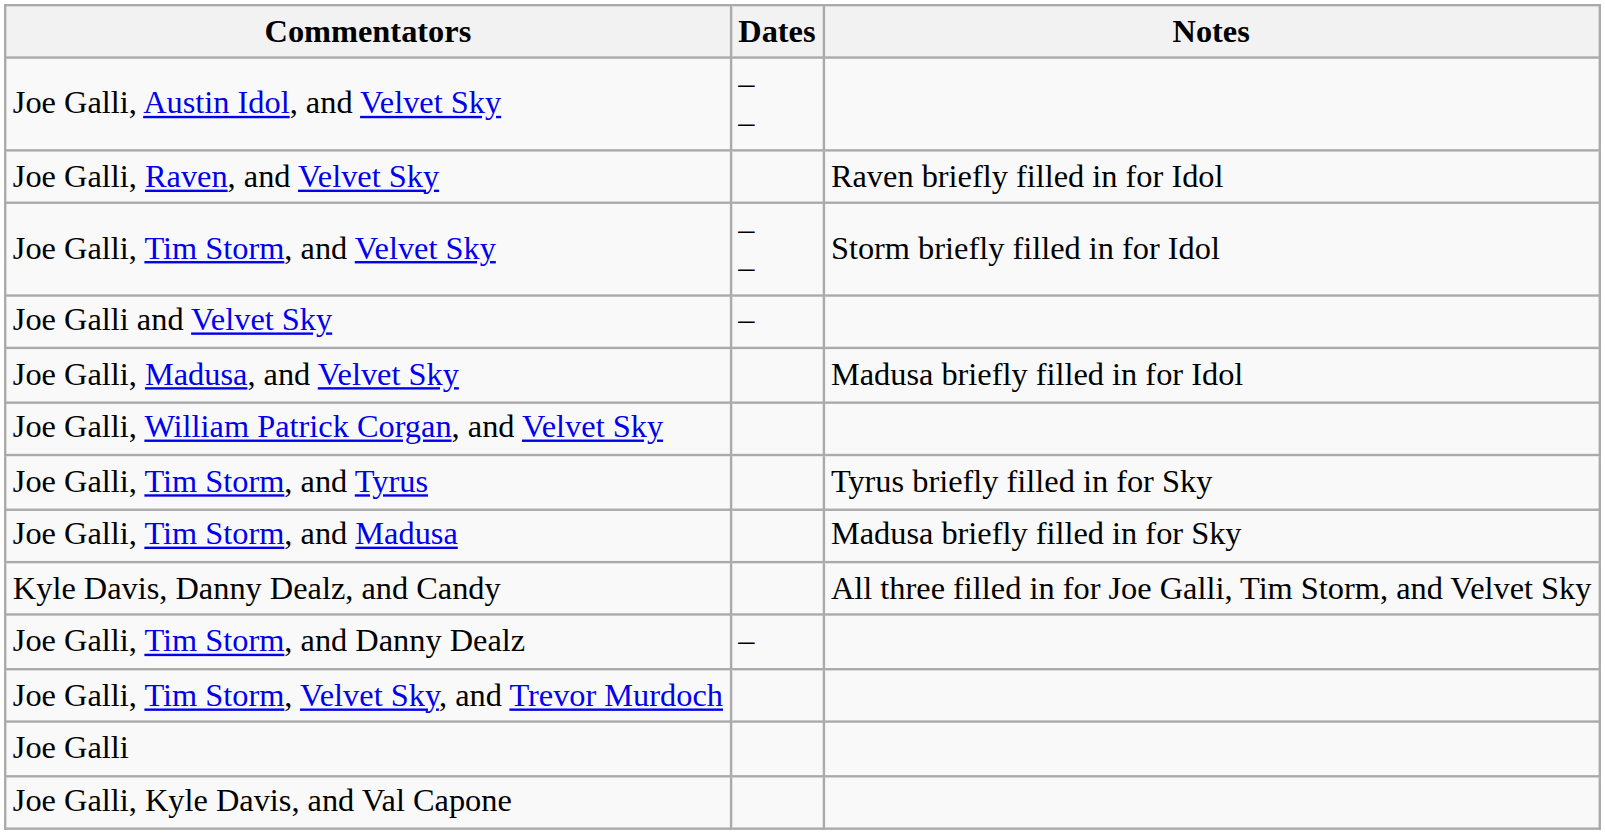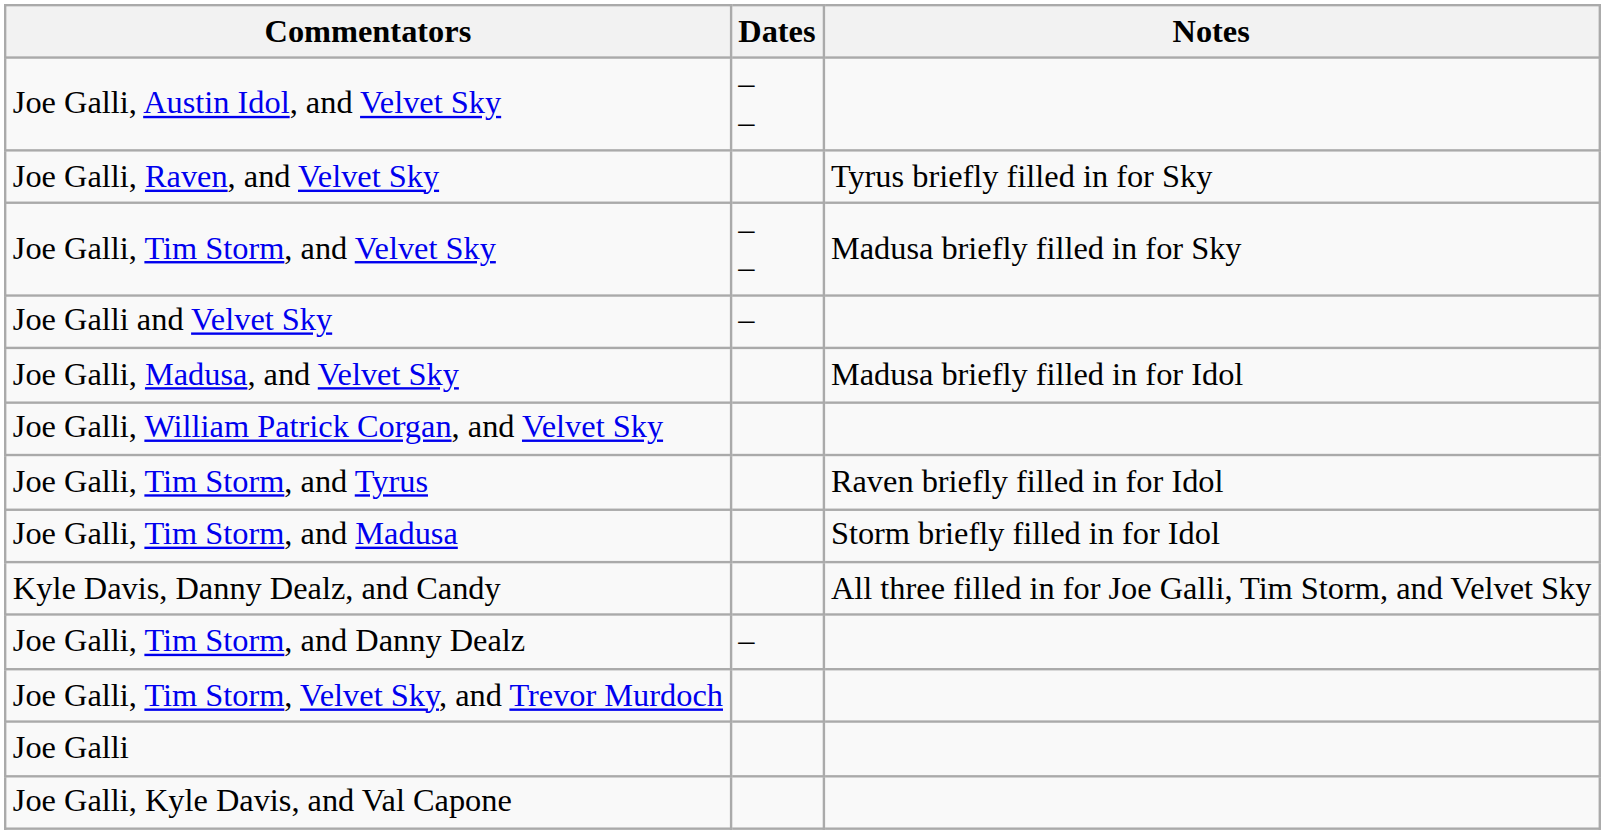(1027, 175) Raven briefly filled in for Idol -> (1022, 175) Tyrus briefly filled in for Sky
(1025, 248) Storm briefly filled in for Idol -> (1036, 248) Madusa briefly filled in for Sky
(1022, 480) Tyrus briefly filled in for Sky -> (1027, 480) Raven briefly filled in for Idol
(1036, 534) Madusa briefly filled in for Sky -> (1025, 534) Storm briefly filled in for Idol
